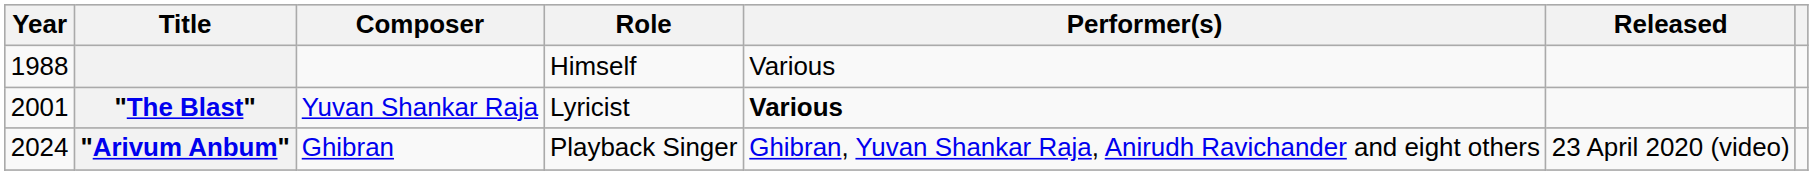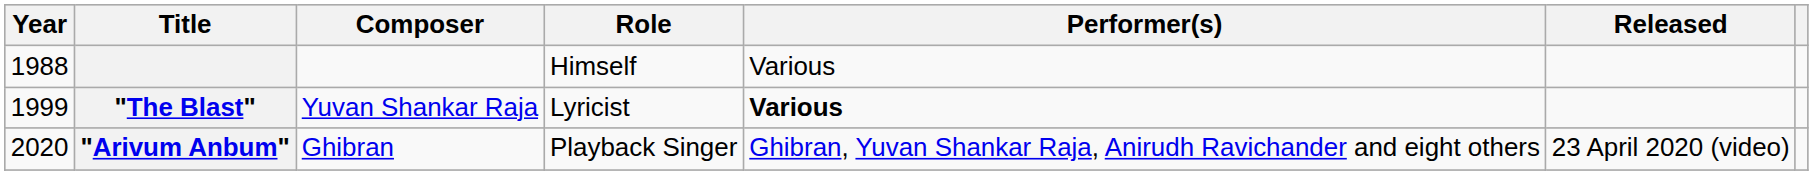(40, 107) 2001 -> (40, 107) 1999
(40, 148) 2024 -> (40, 148) 2020
